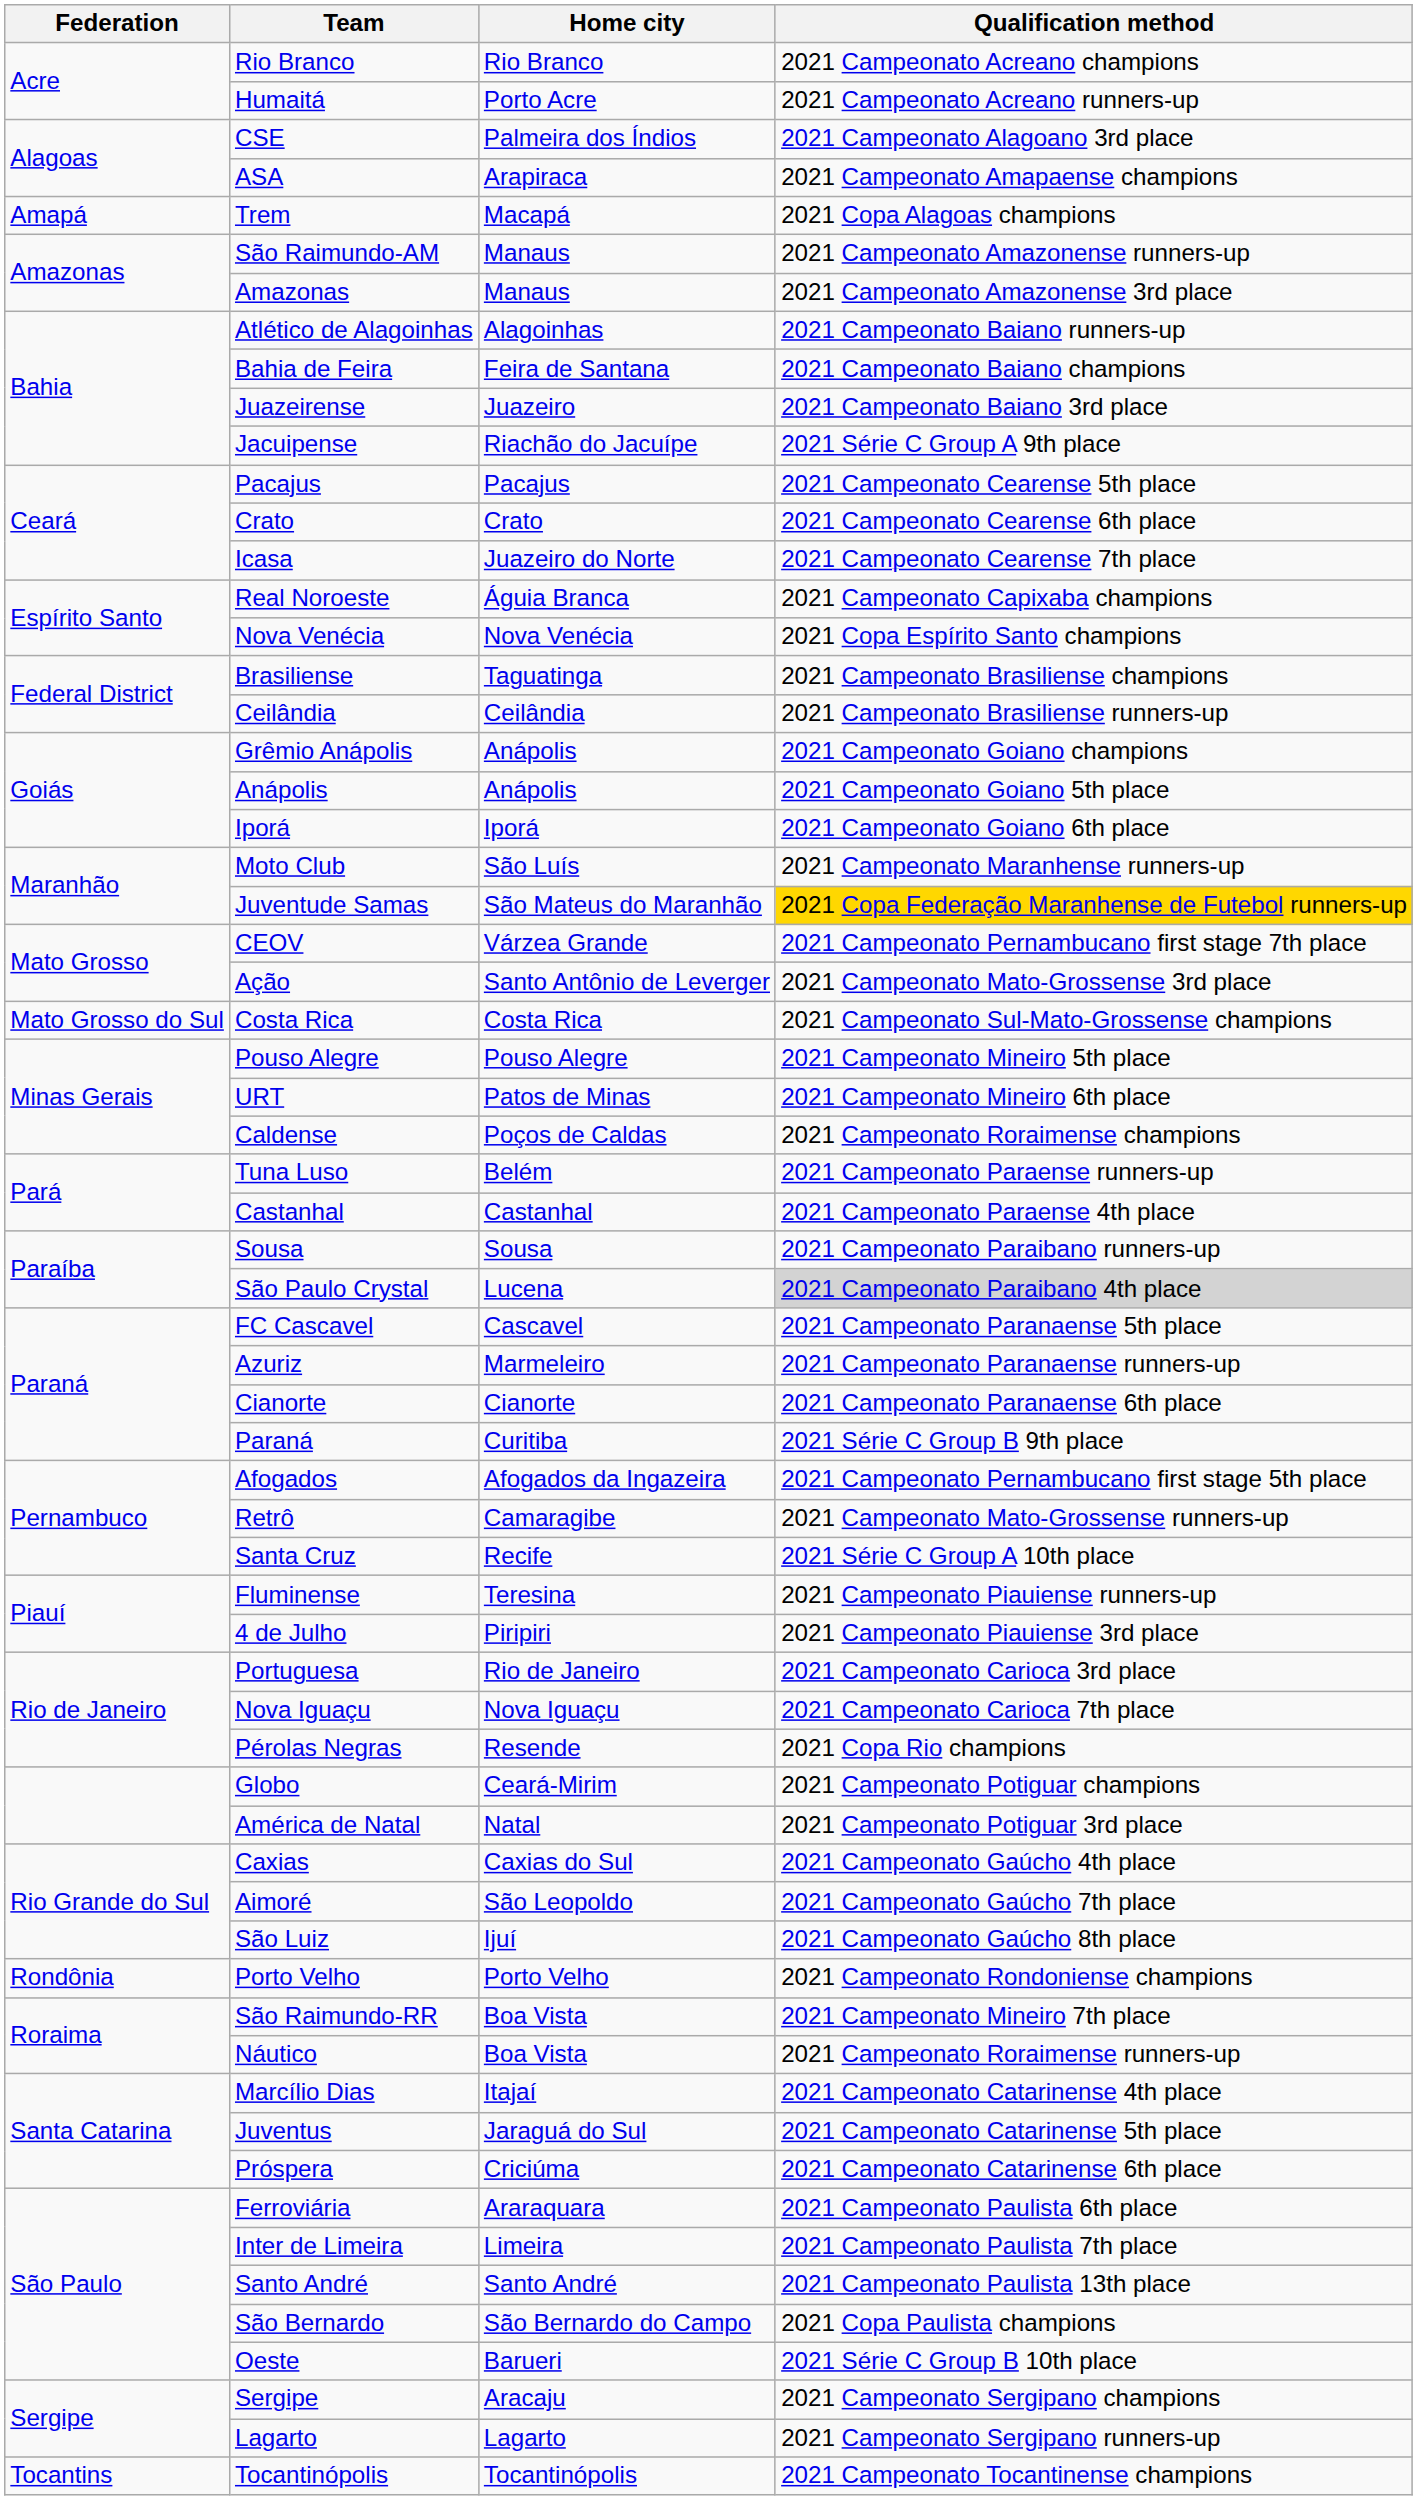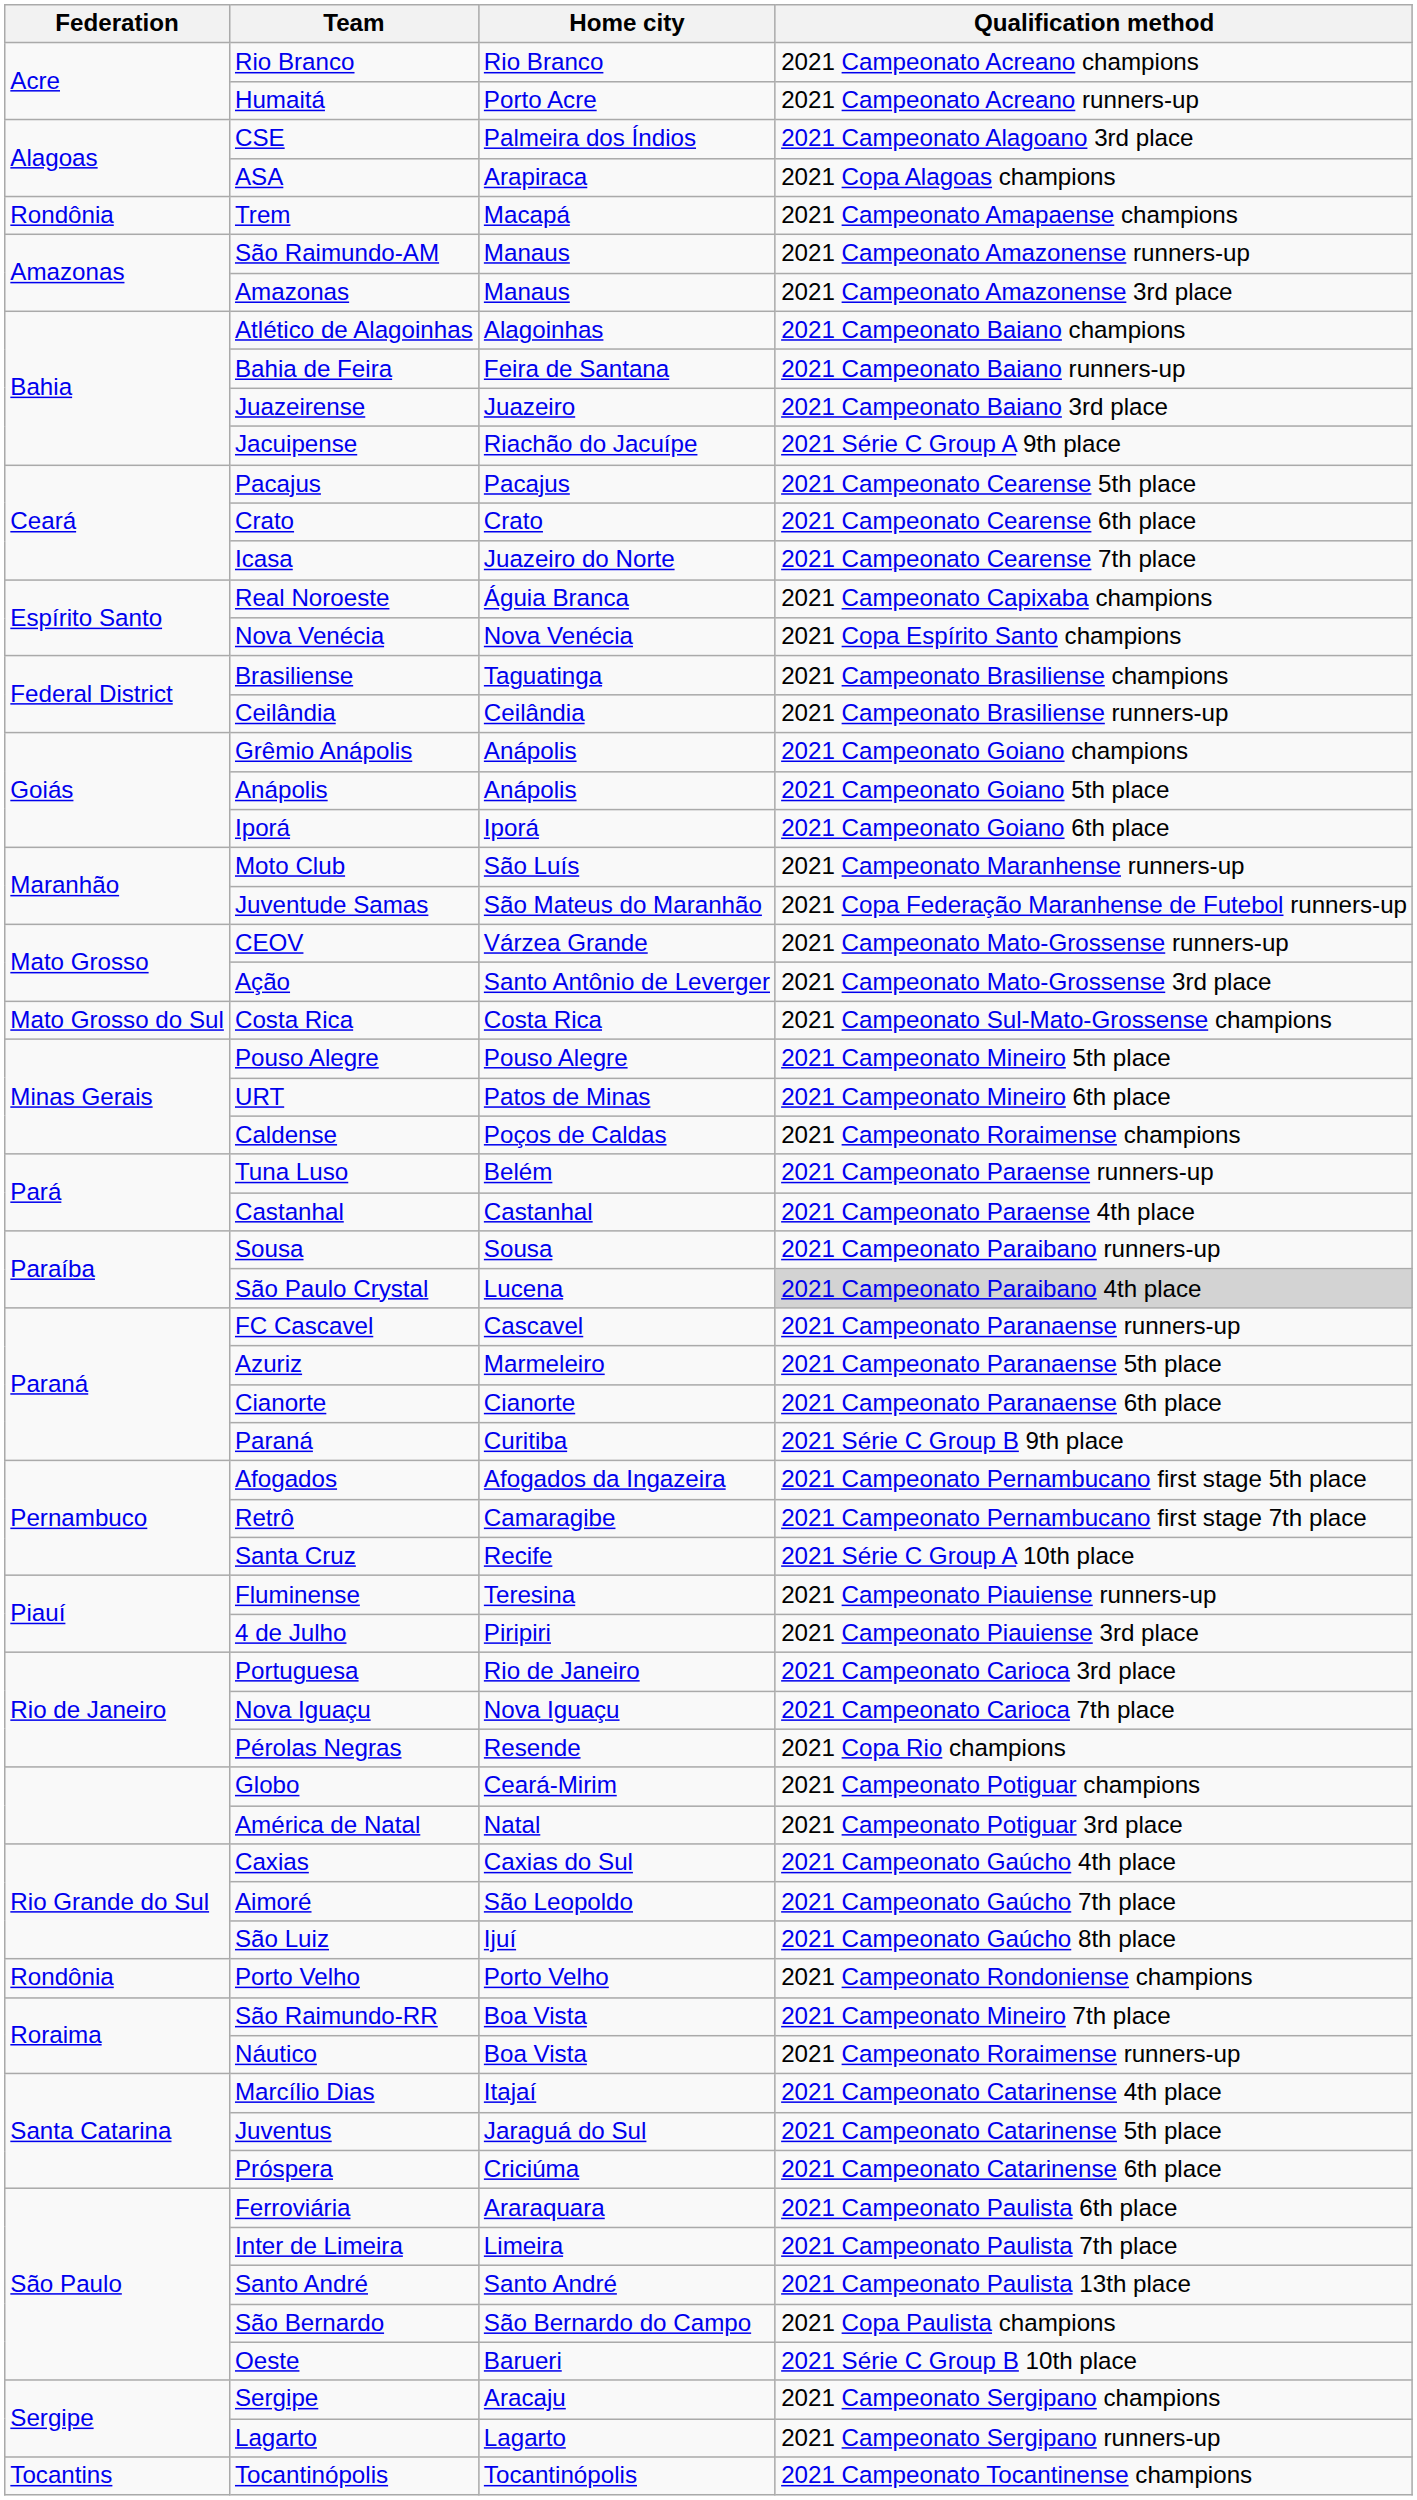(1009, 176) 2021 Campeonato Amapaense champions -> (948, 176) 2021 Copa Alagoas champions
(49, 215) Amapá -> (62, 215) Rondônia
(948, 215) 2021 Copa Alagoas champions -> (1009, 215) 2021 Campeonato Amapaense champions
(983, 330) 2021 Campeonato Baiano runners-up -> (983, 330) 2021 Campeonato Baiano champions
(983, 368) 2021 Campeonato Baiano champions -> (983, 368) 2021 Campeonato Baiano runners-up
(1094, 904) gold background -> (1094, 904) no background
(1074, 943) 2021 Campeonato Pernambucano first stage 7th place -> (1035, 943) 2021 Campeonato Mato-Grossense runners-up
(1001, 1326) 2021 Campeonato Paranaense 5th place -> (1011, 1326) 2021 Campeonato Paranaense runners-up
(1011, 1364) 2021 Campeonato Paranaense runners-up -> (1001, 1364) 2021 Campeonato Paranaense 5th place
(1035, 1517) 2021 Campeonato Mato-Grossense runners-up -> (1074, 1517) 2021 Campeonato Pernambucano first stage 7th place
